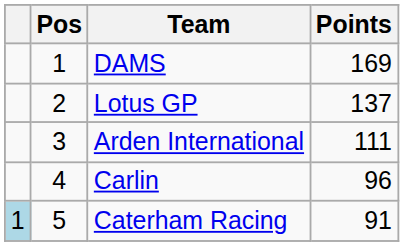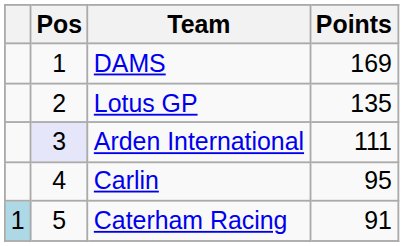(371, 103) 137 -> (371, 103) 135
(59, 142) no background -> (59, 142) lavender background
(378, 181) 96 -> (378, 181) 95
